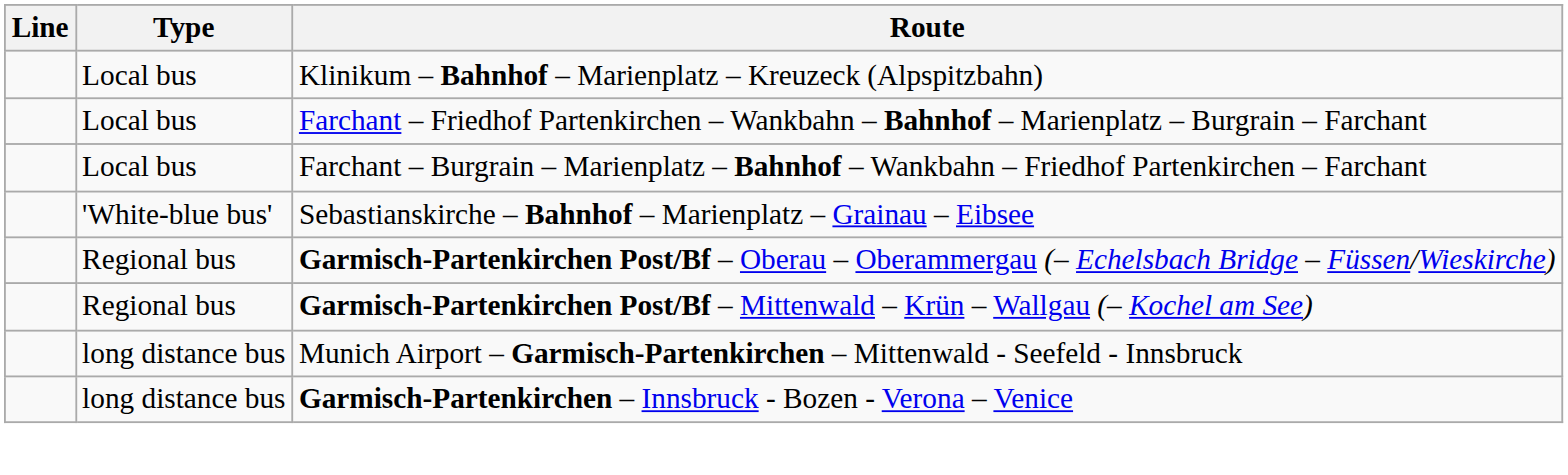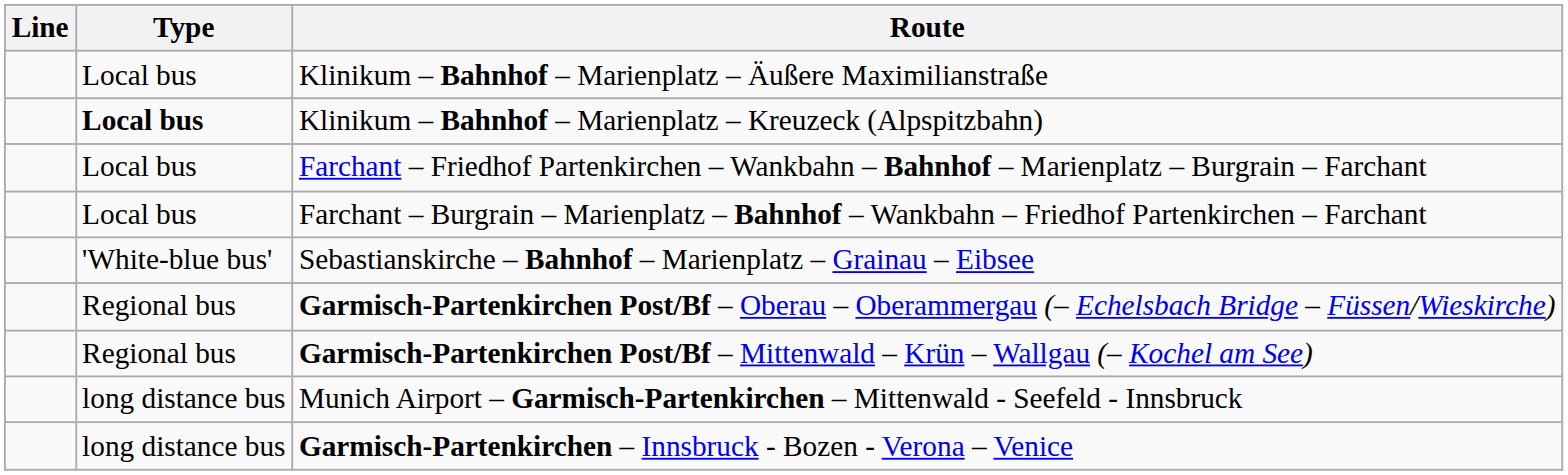+ row: (673, 74)
(139, 74) normal -> (143, 120) bold
